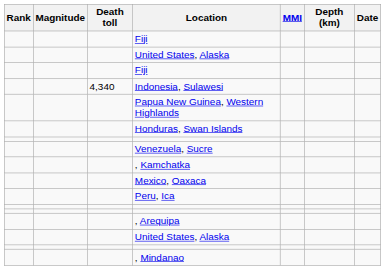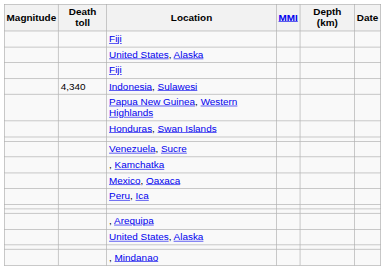- column: (19, 17)
